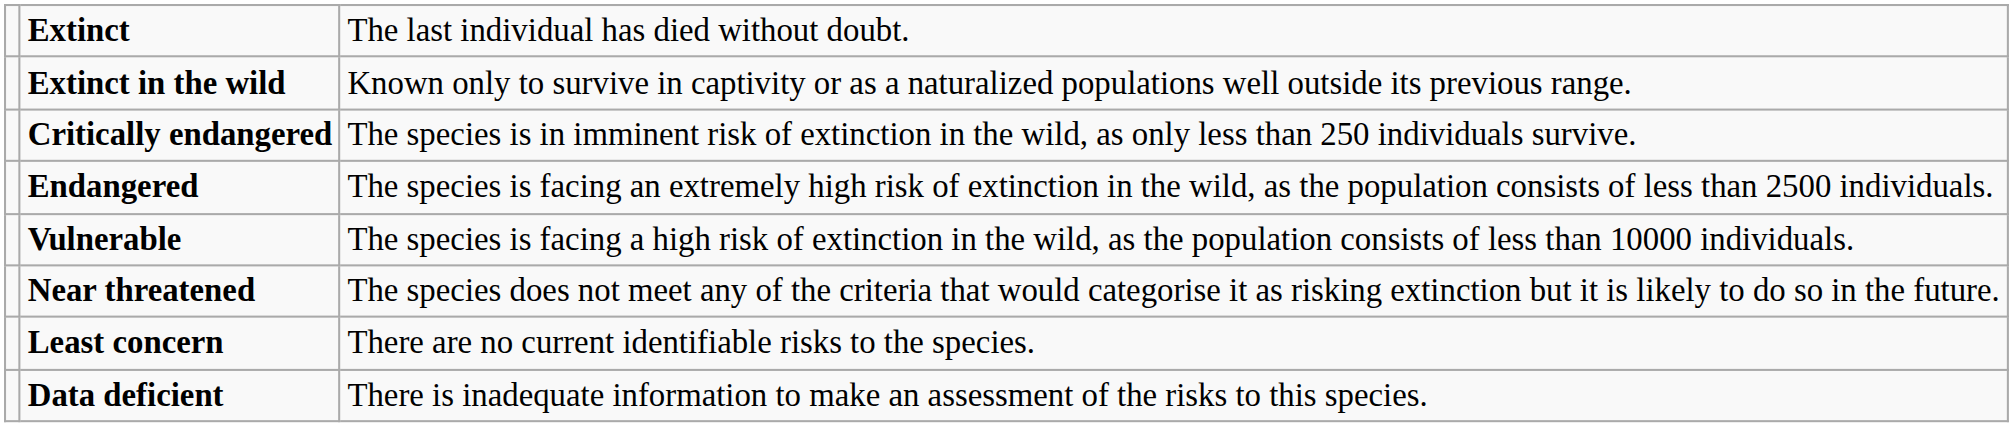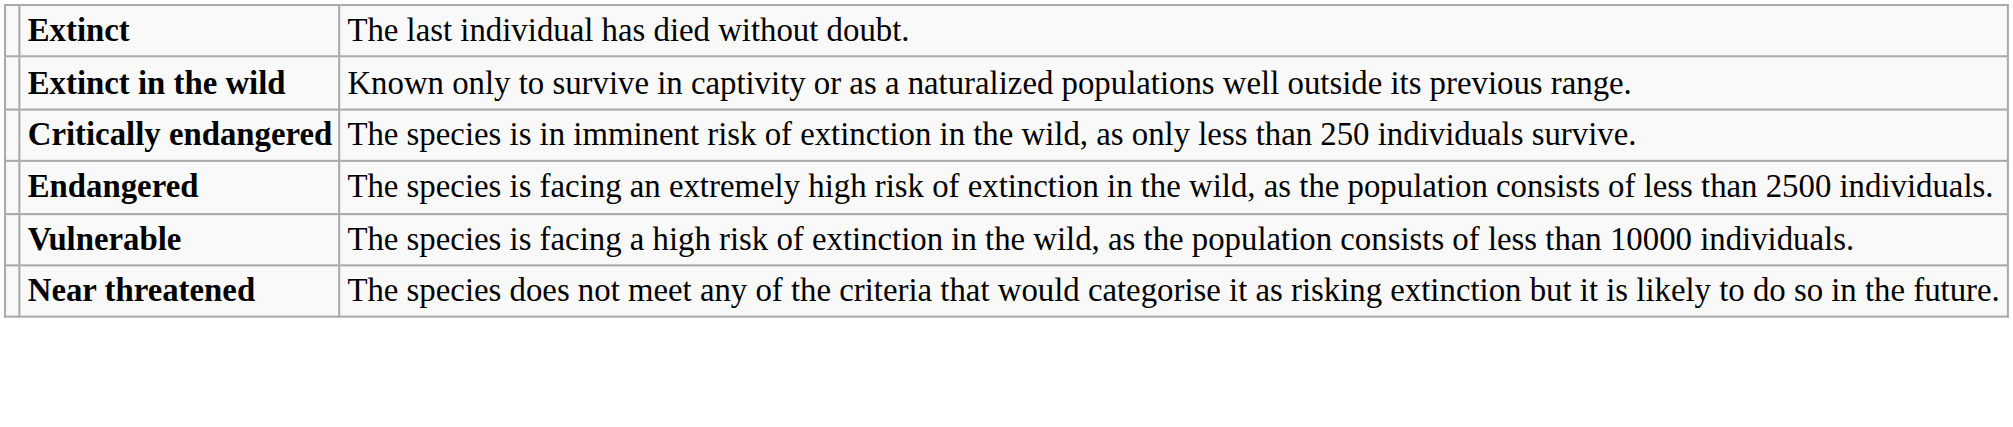- row: (126, 342)
- row: (126, 394)
